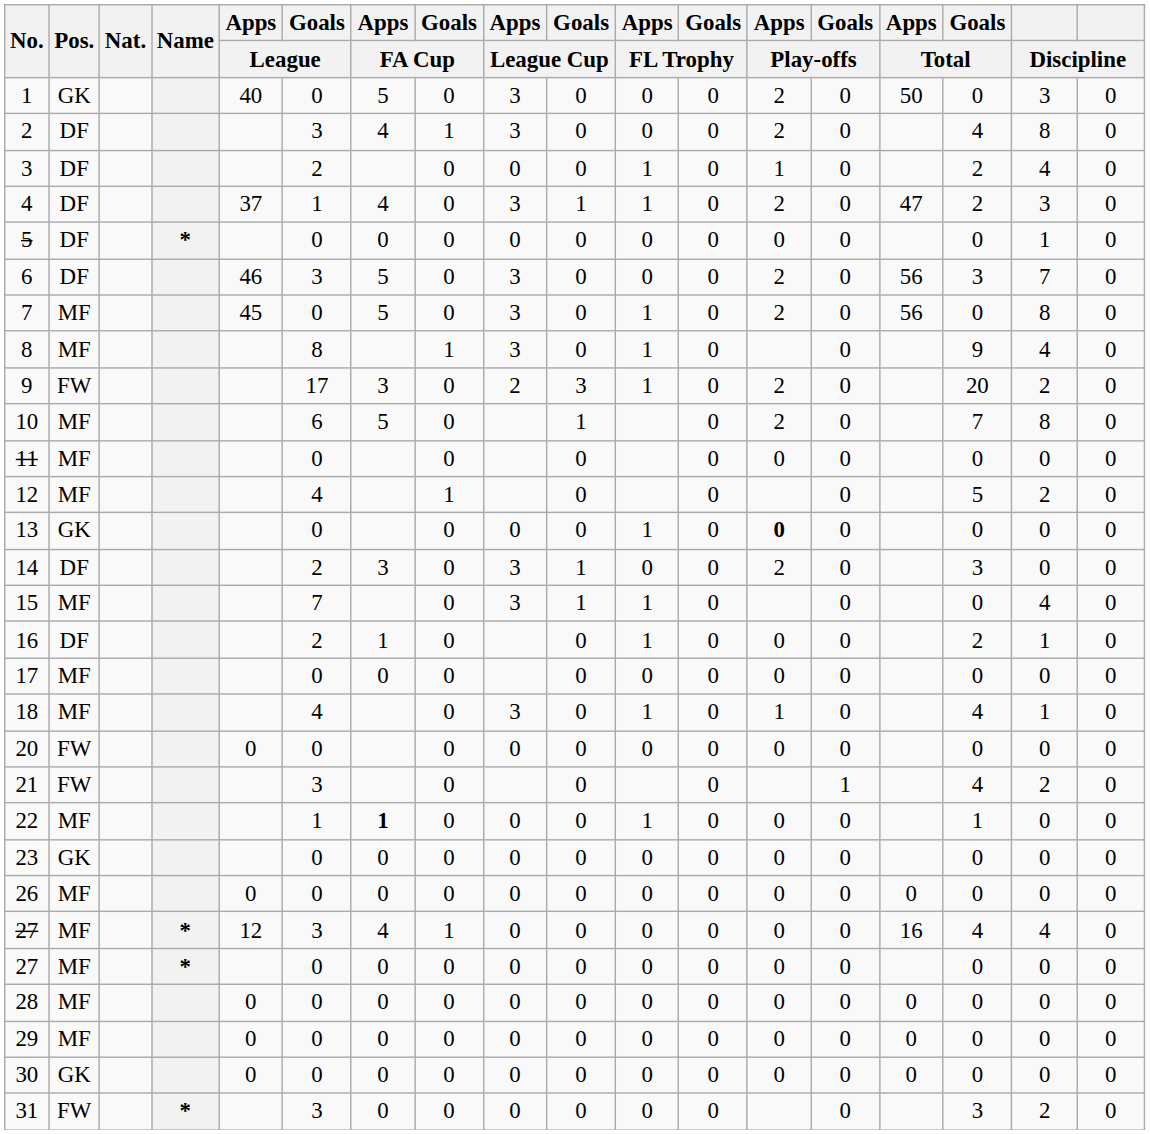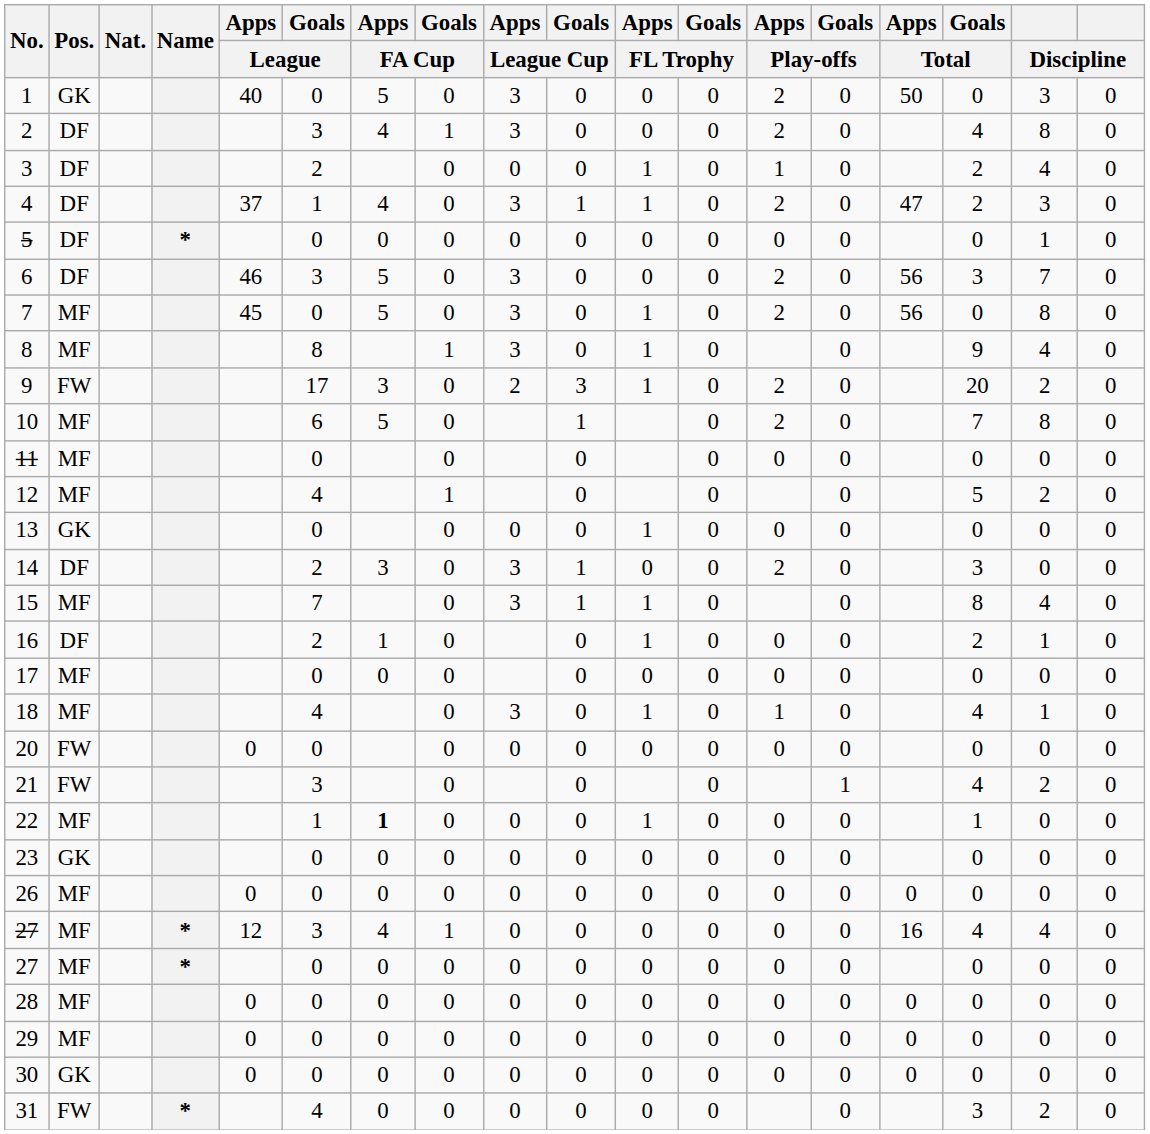(779, 530) bold -> (779, 530) normal
(977, 603) 0 -> (977, 603) 8
(317, 1111) 3 -> (317, 1111) 4
